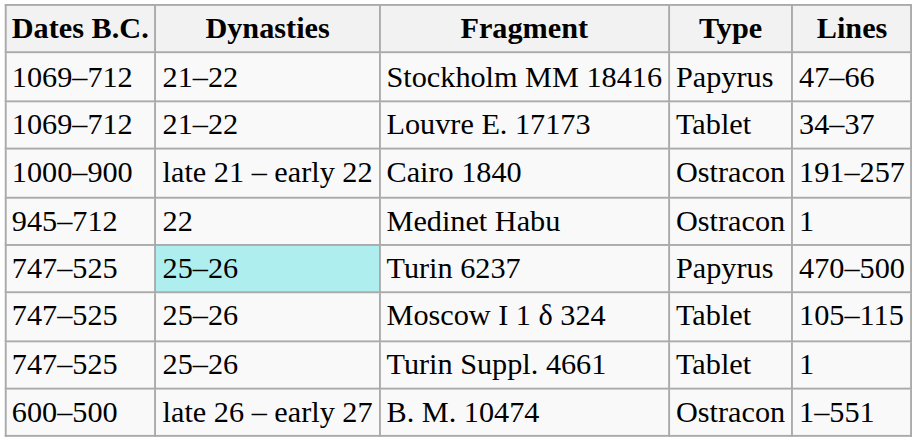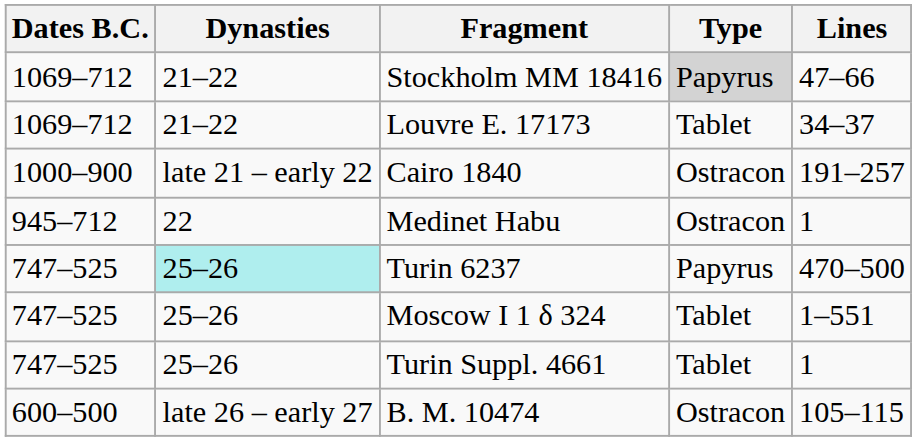(725, 76) no background -> (725, 76) lightgrey background
(851, 316) 105–115 -> (837, 316) 1–551
(837, 412) 1–551 -> (851, 412) 105–115
